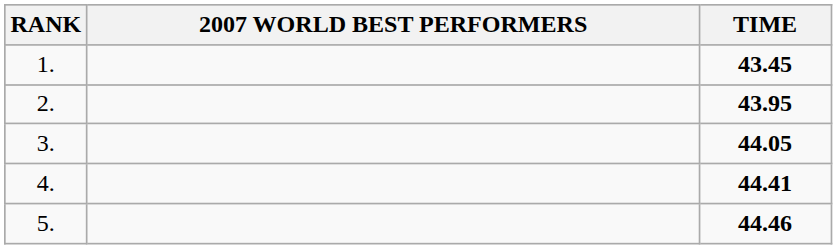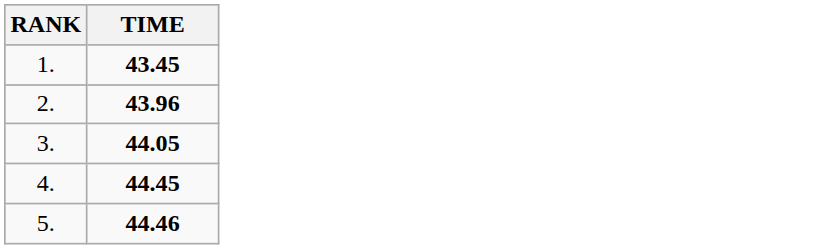- column: (393, 24)
(765, 104) 43.95 -> (153, 104) 43.96
(765, 183) 44.41 -> (153, 183) 44.45
